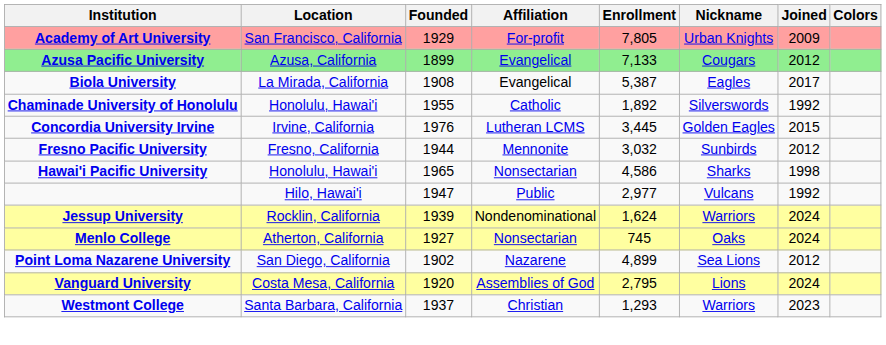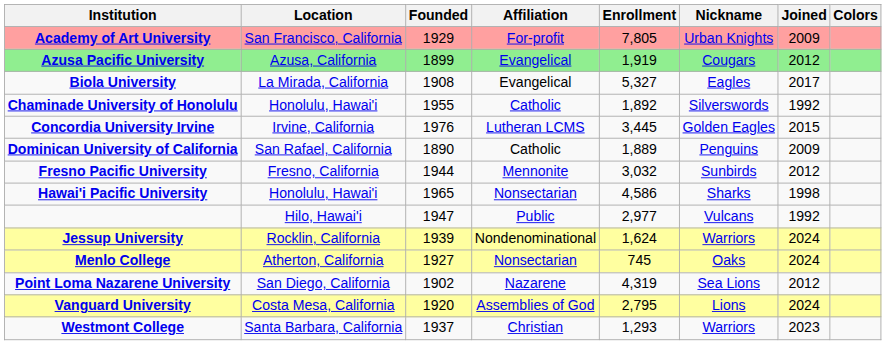(639, 60) 7,133 -> (639, 60) 1,919
(639, 82) 5,387 -> (639, 82) 5,327
+ row: (123, 149)
(639, 261) 4,899 -> (639, 283) 4,319
